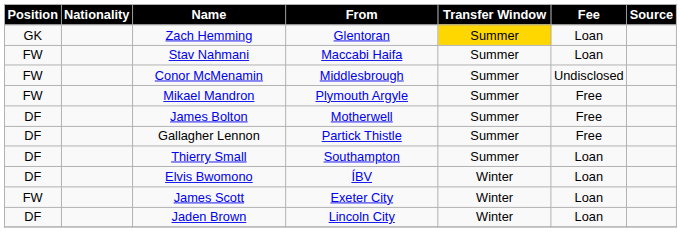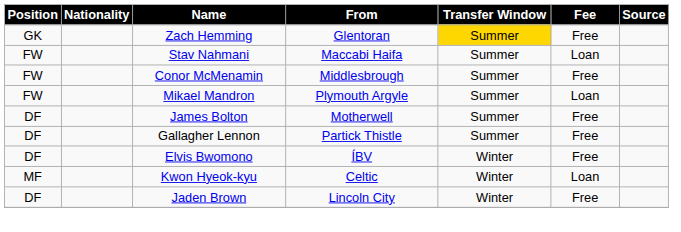(589, 35) Loan -> (585, 35) Free
(589, 76) Undisclosed -> (585, 76) Free
(589, 96) Free -> (585, 96) Loan
- row: (209, 157)
(589, 177) Loan -> (585, 157) Free
+ row: (209, 177)
- row: (209, 197)
(589, 217) Loan -> (585, 197) Free
